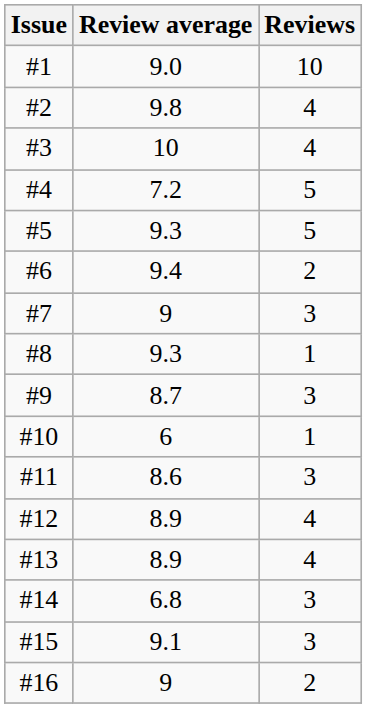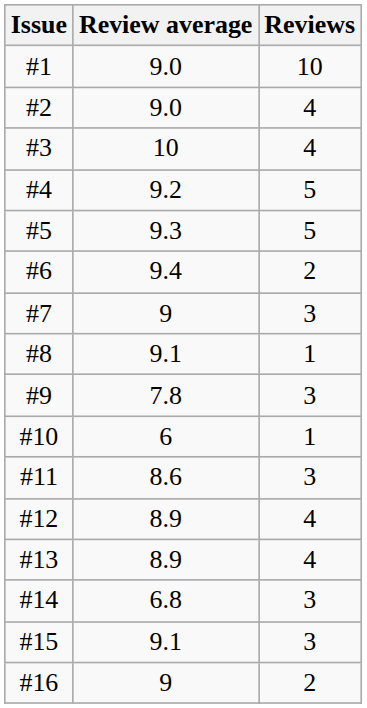(166, 107) 9.8 -> (166, 107) 9.0
(166, 189) 7.2 -> (166, 189) 9.2
(166, 353) 9.3 -> (166, 353) 9.1
(166, 395) 8.7 -> (166, 395) 7.8
